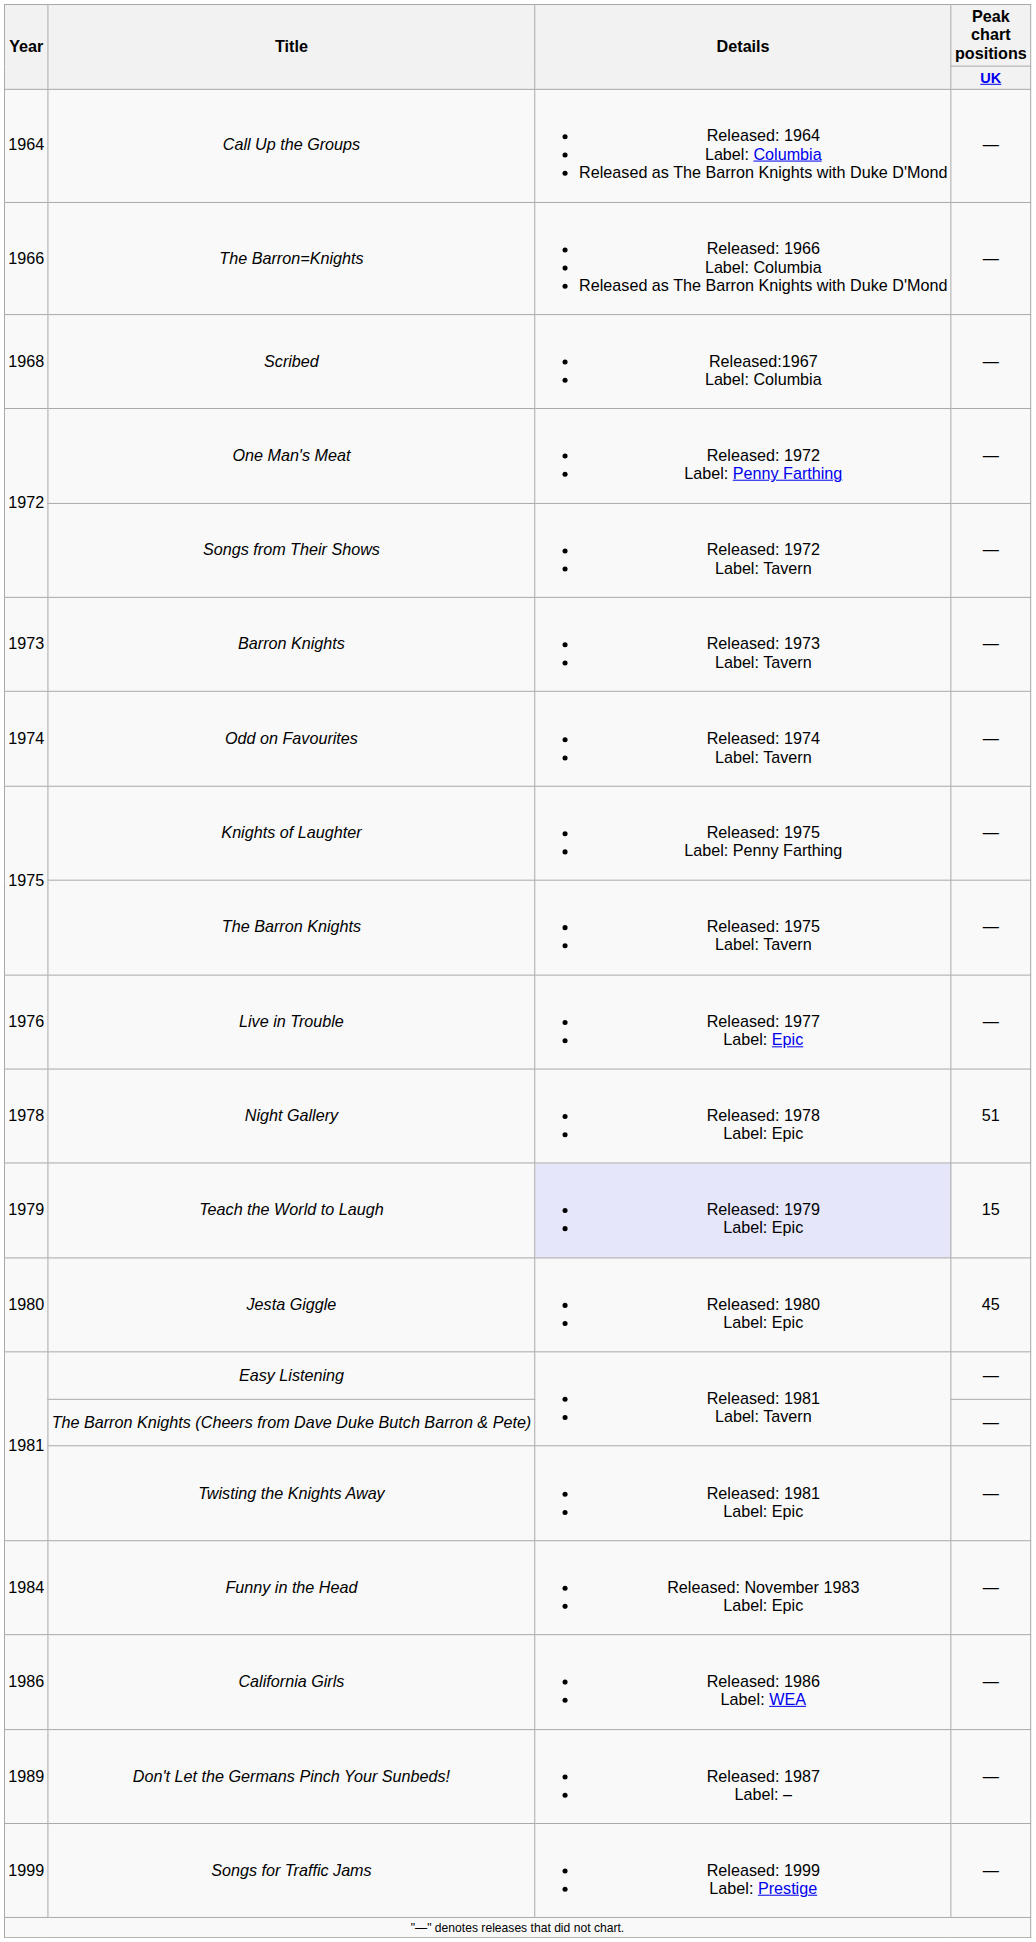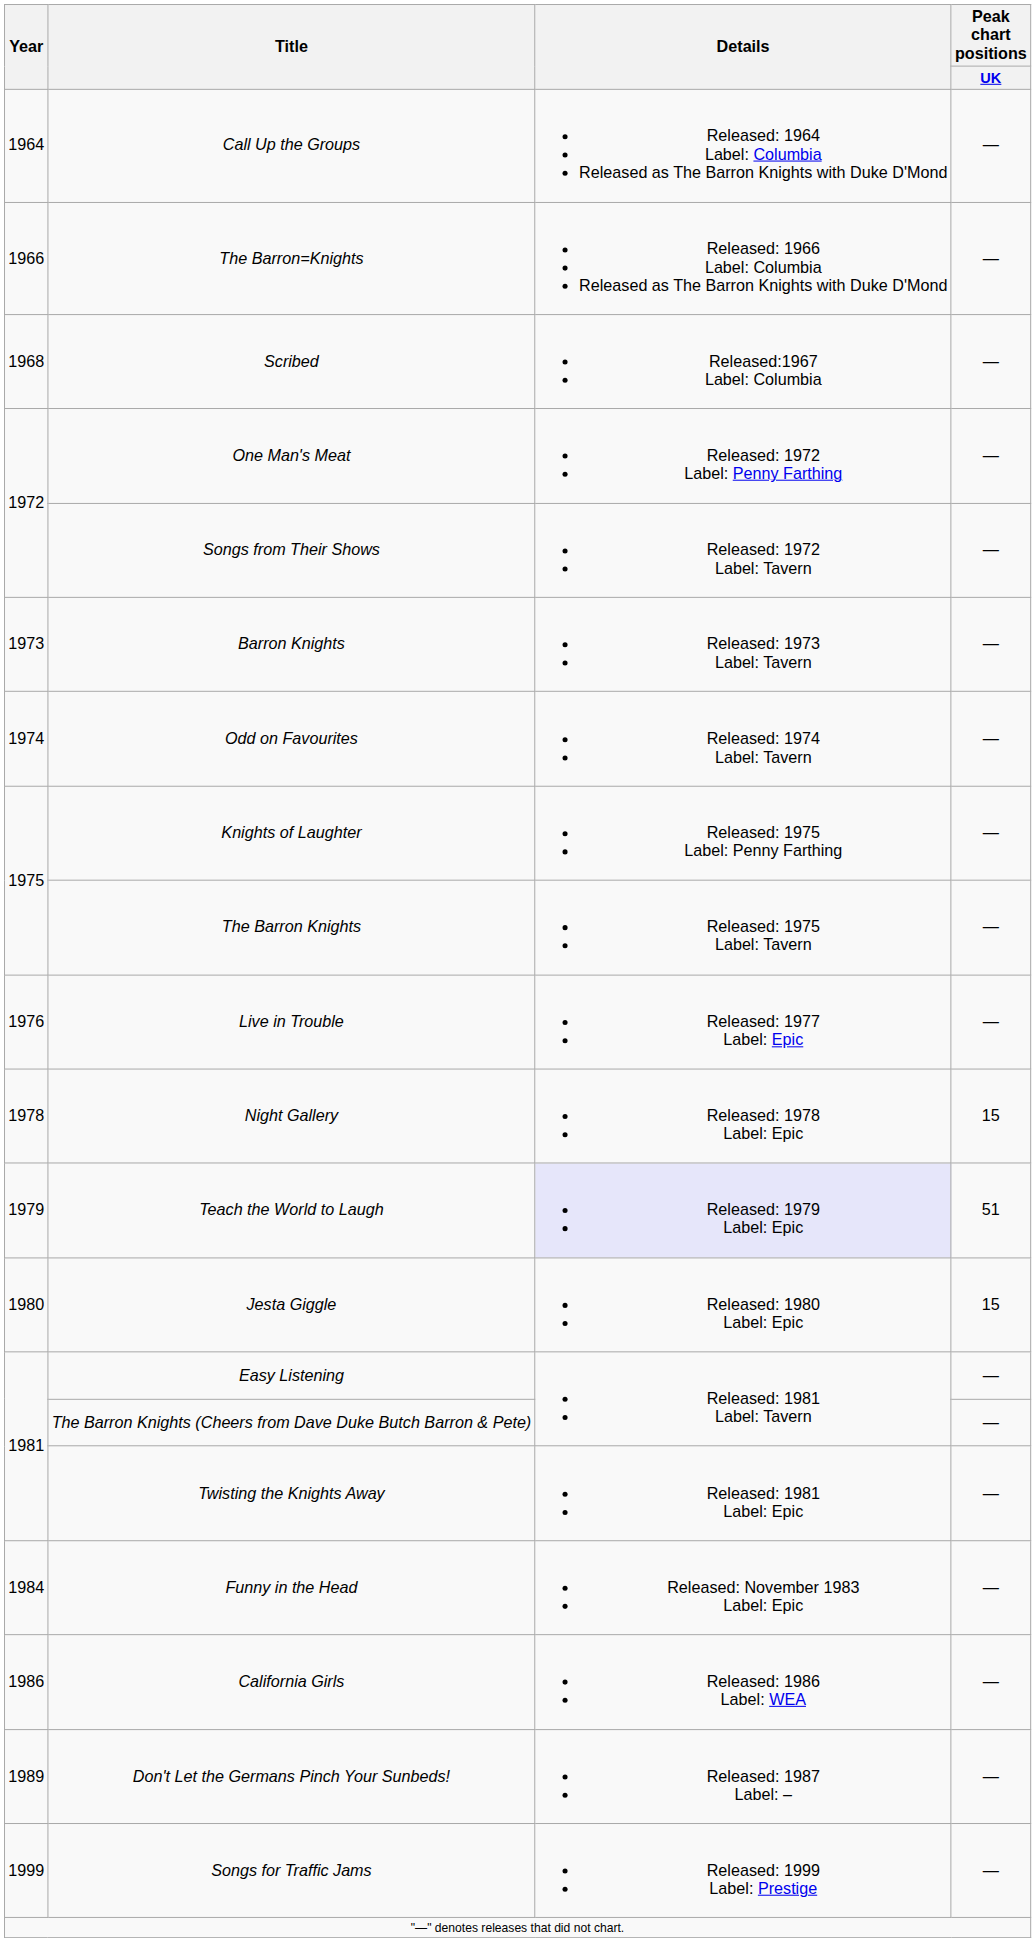(991, 1116) 51 -> (991, 1116) 15
(991, 1210) 15 -> (991, 1210) 51
(991, 1304) 45 -> (991, 1304) 15
